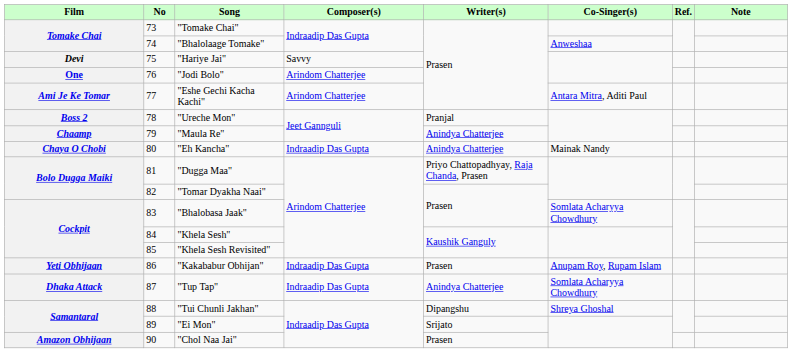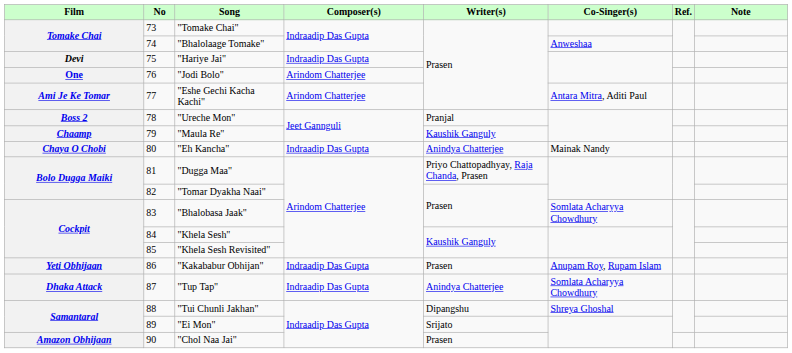(299, 59) Savvy -> (328, 59) Indraadip Das Gupta
(465, 133) Anindya Chatterjee -> (461, 133) Kaushik Ganguly
